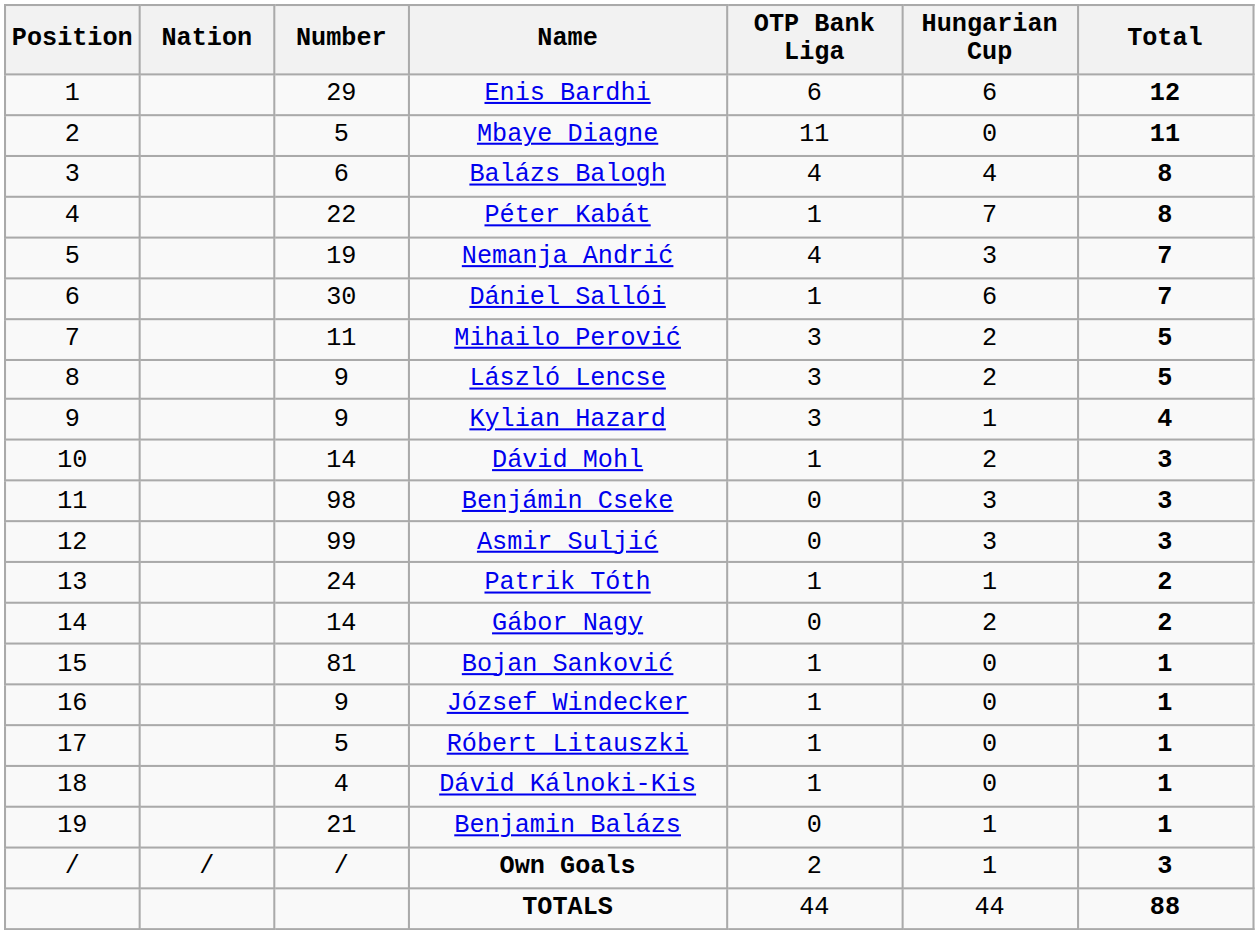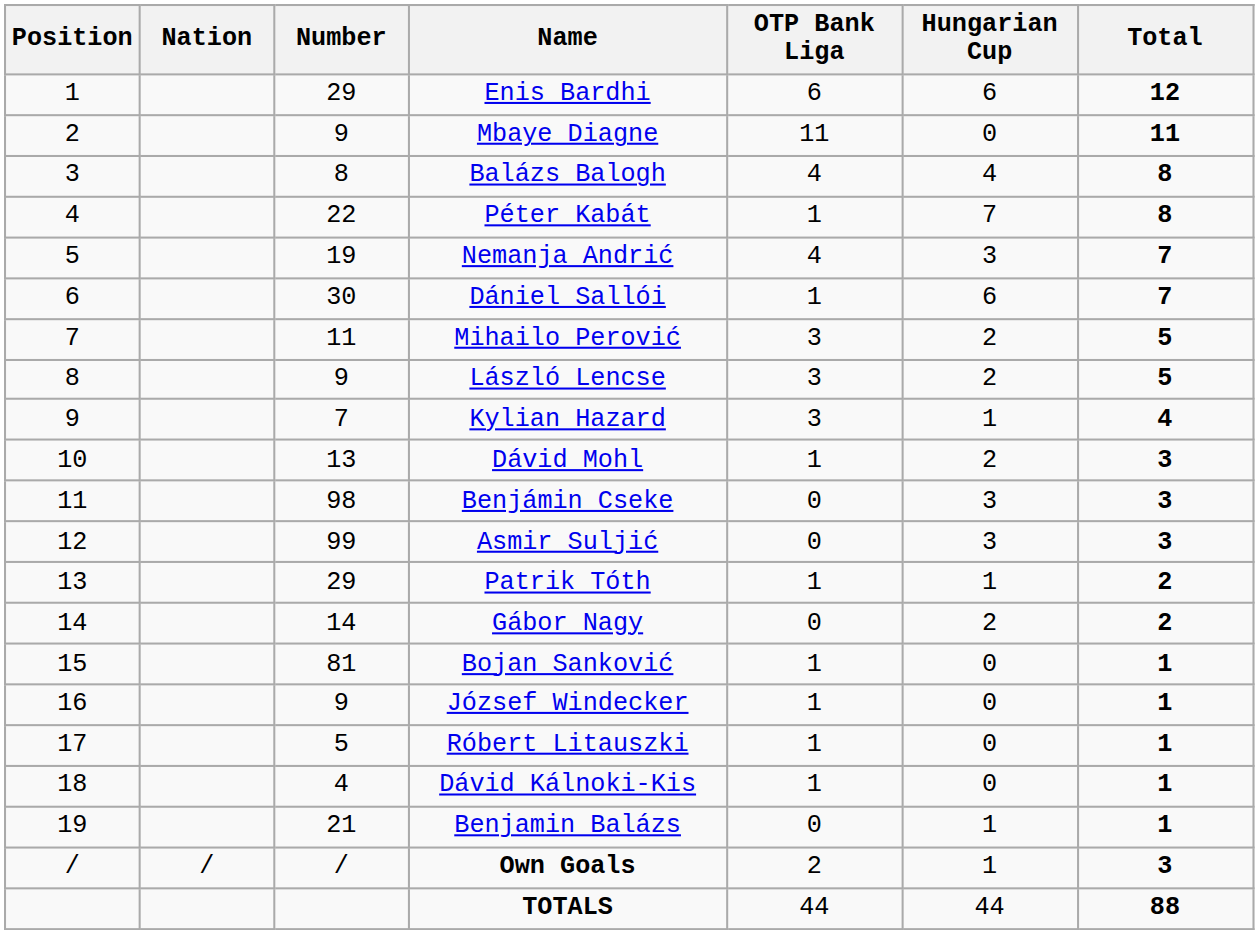(341, 136) 5 -> (341, 136) 9
(341, 176) 6 -> (341, 176) 8
(341, 420) 9 -> (341, 420) 7
(341, 461) 14 -> (341, 461) 13
(341, 583) 24 -> (341, 583) 29
